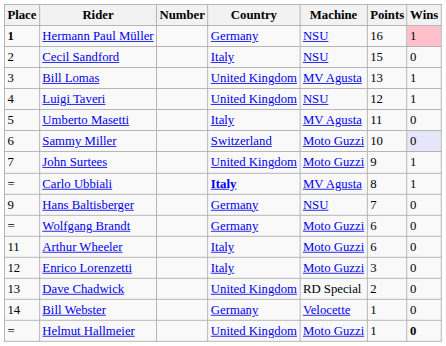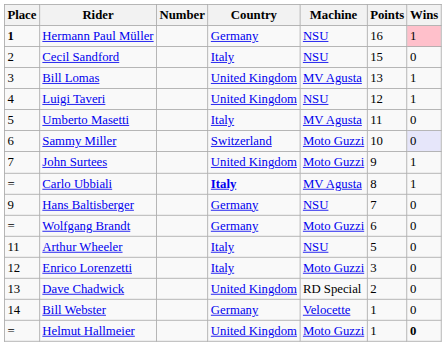(334, 246) Moto Guzzi -> (316, 246) NSU
(373, 246) 6 -> (373, 246) 5
